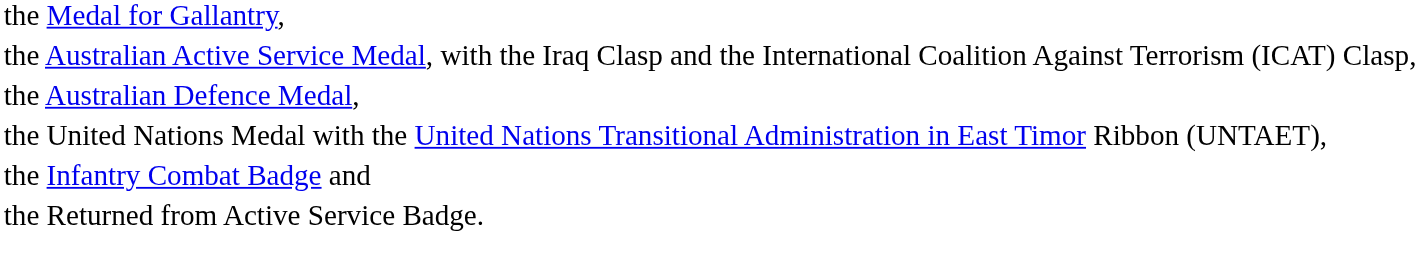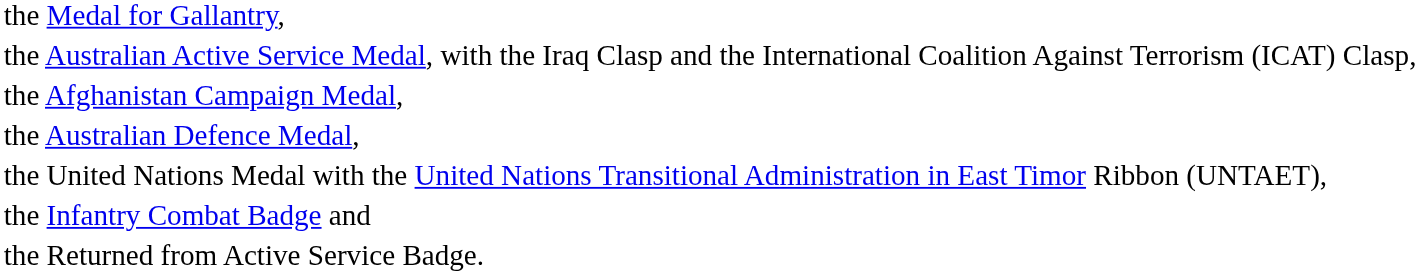+ row: (203, 95)
